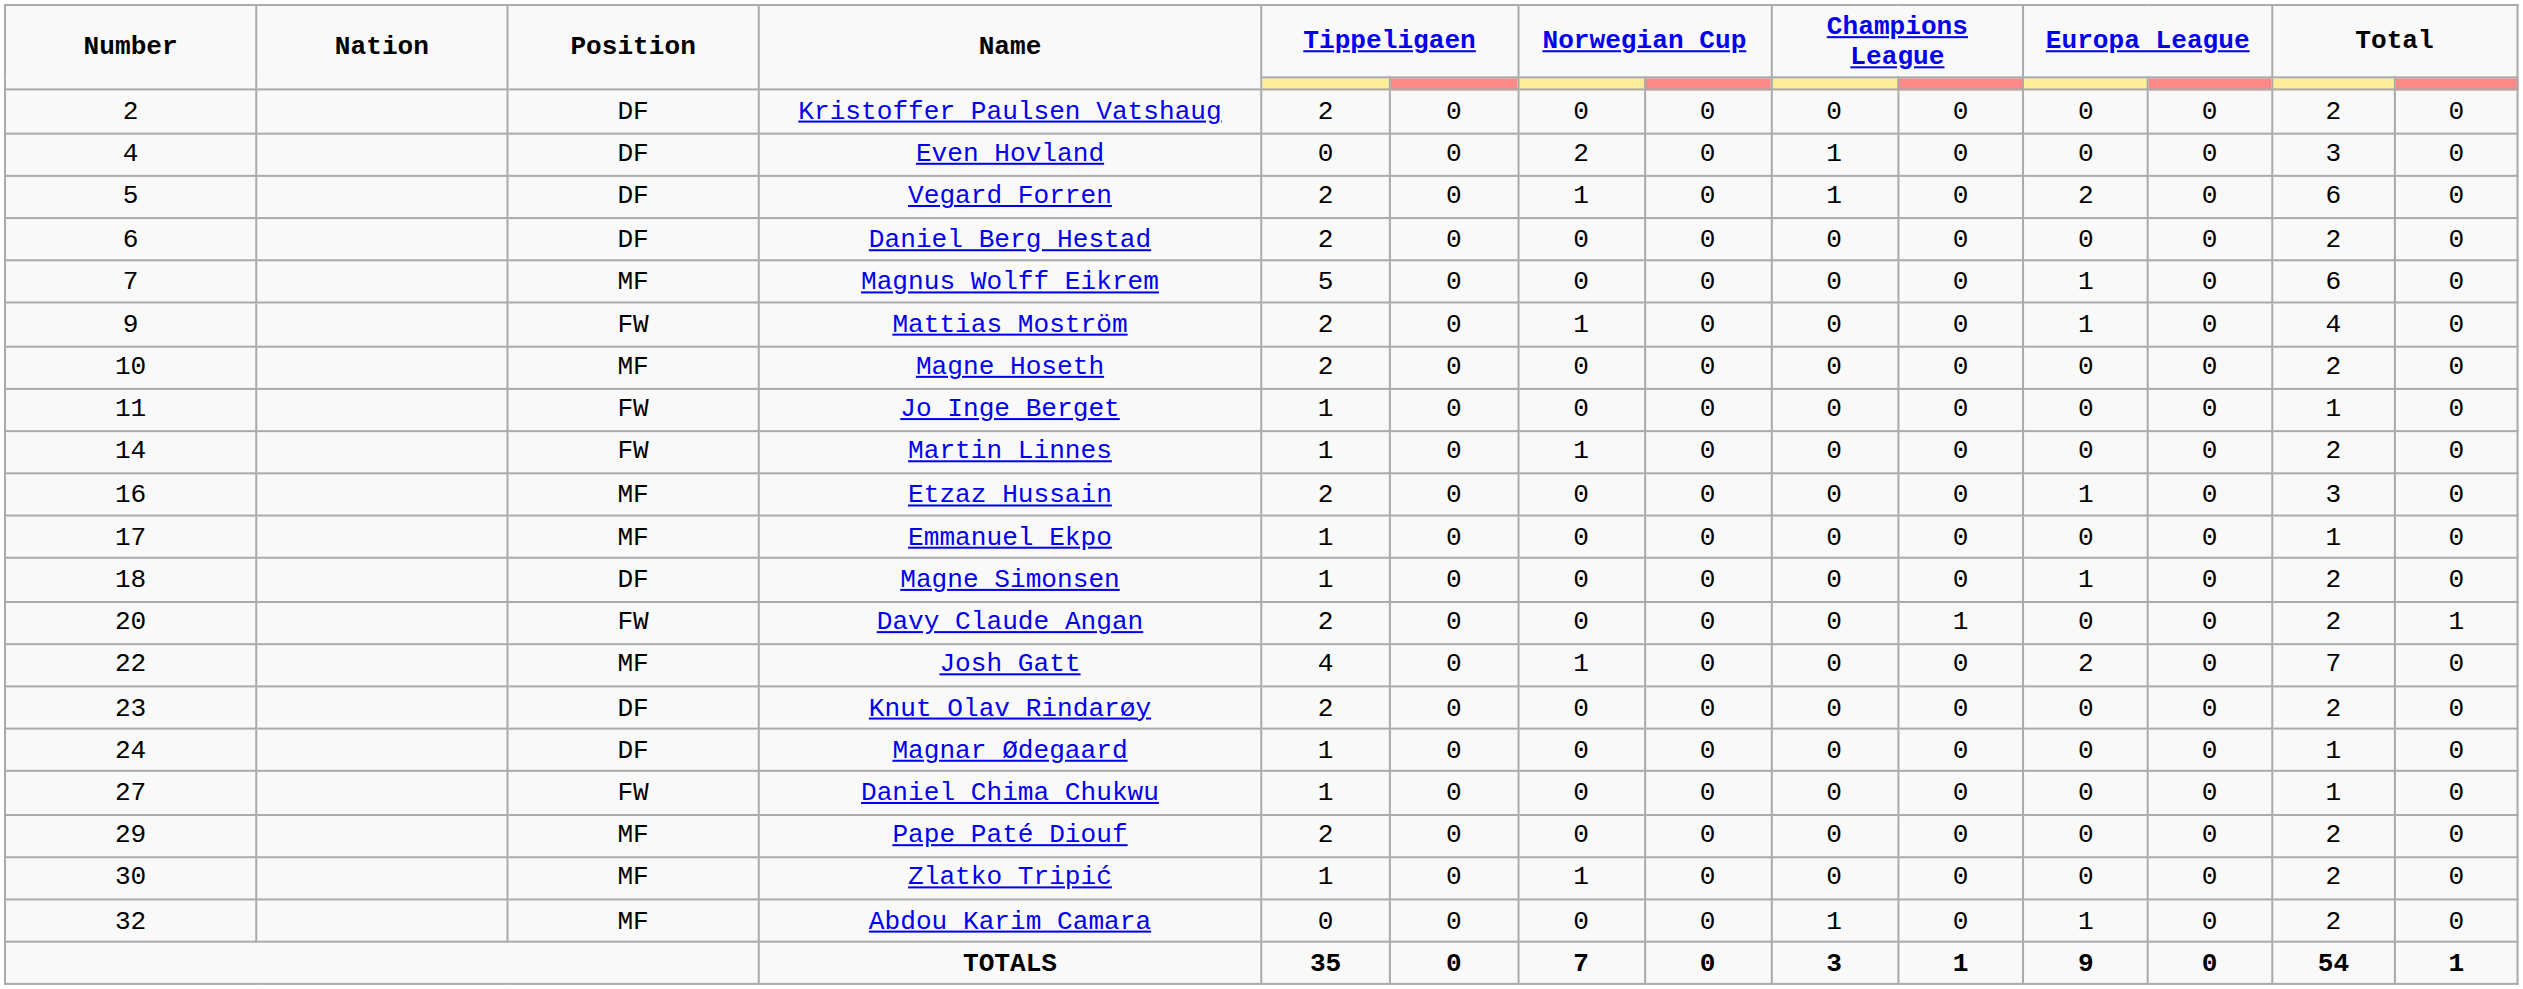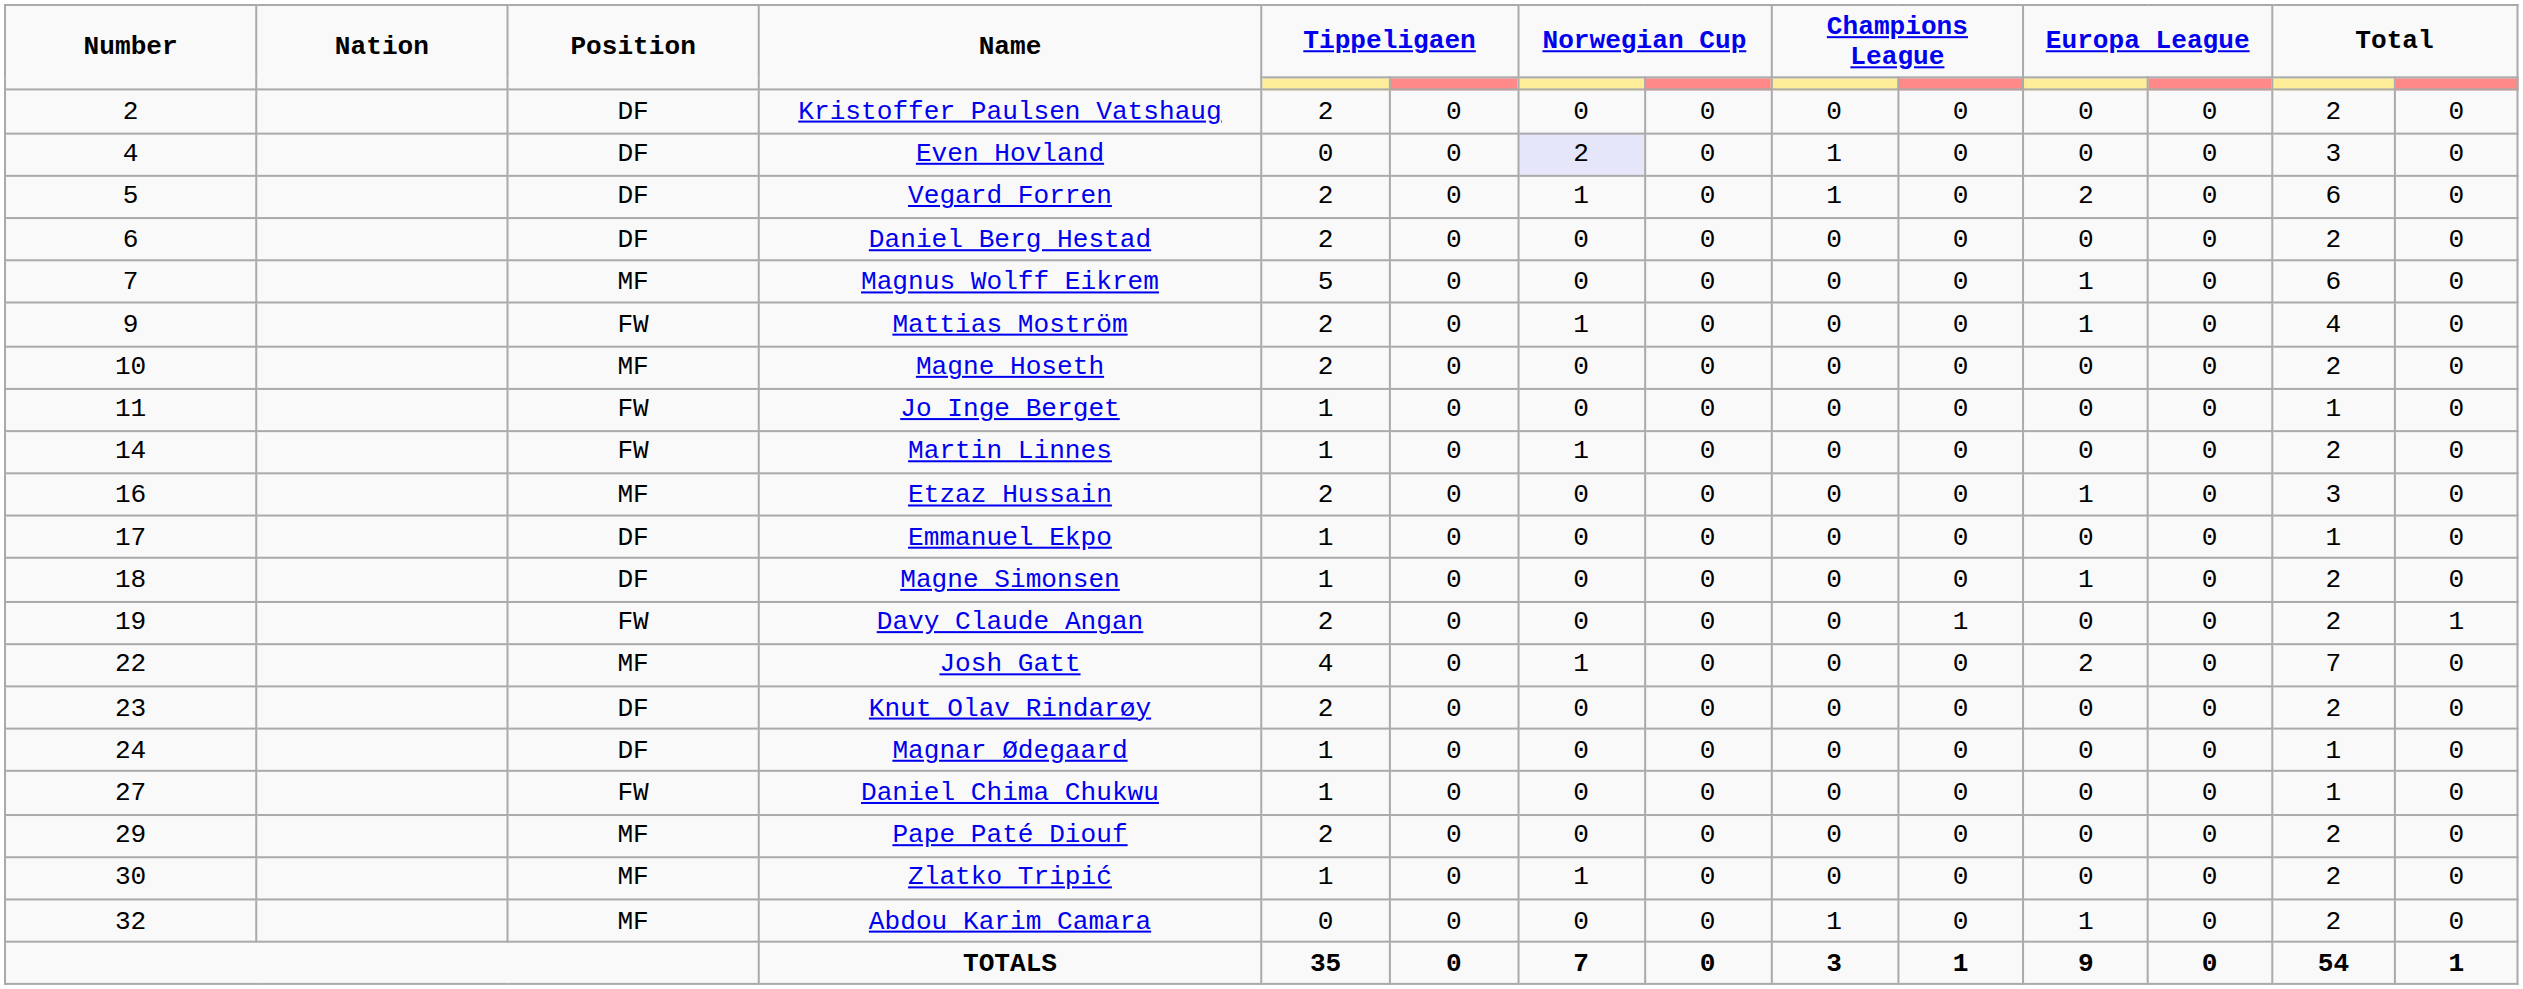(1581, 154) no background -> (1581, 154) lavender background
(633, 537) MF -> (633, 537) DF
(131, 623) 20 -> (131, 623) 19
